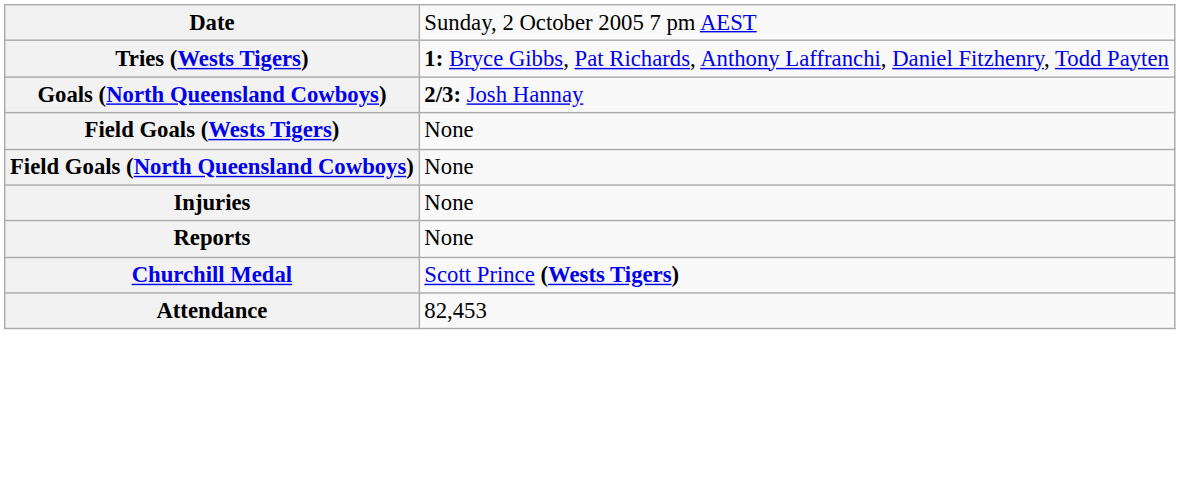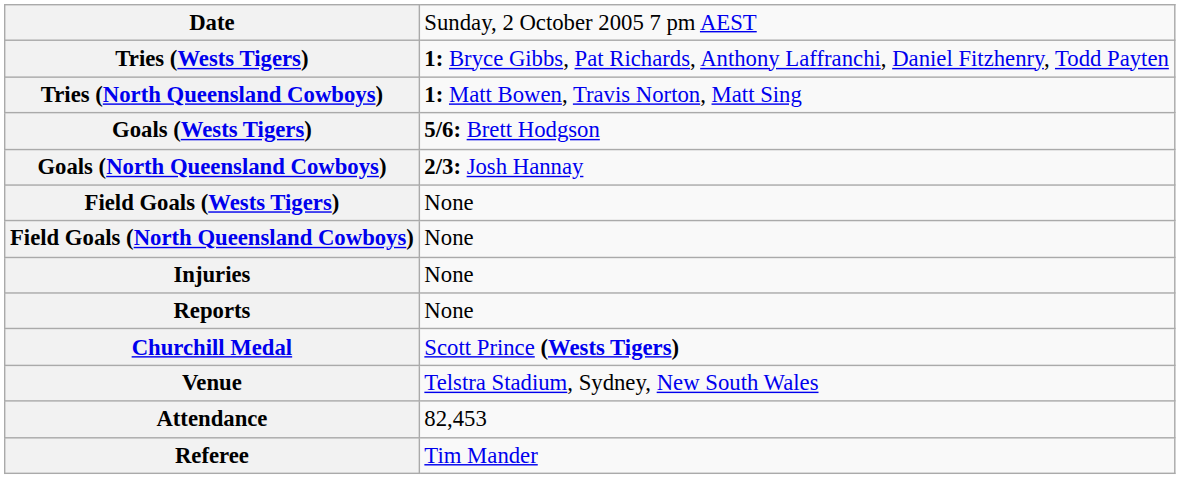+ row: (212, 94)
+ row: (212, 130)
+ row: (212, 382)
+ row: (212, 454)
